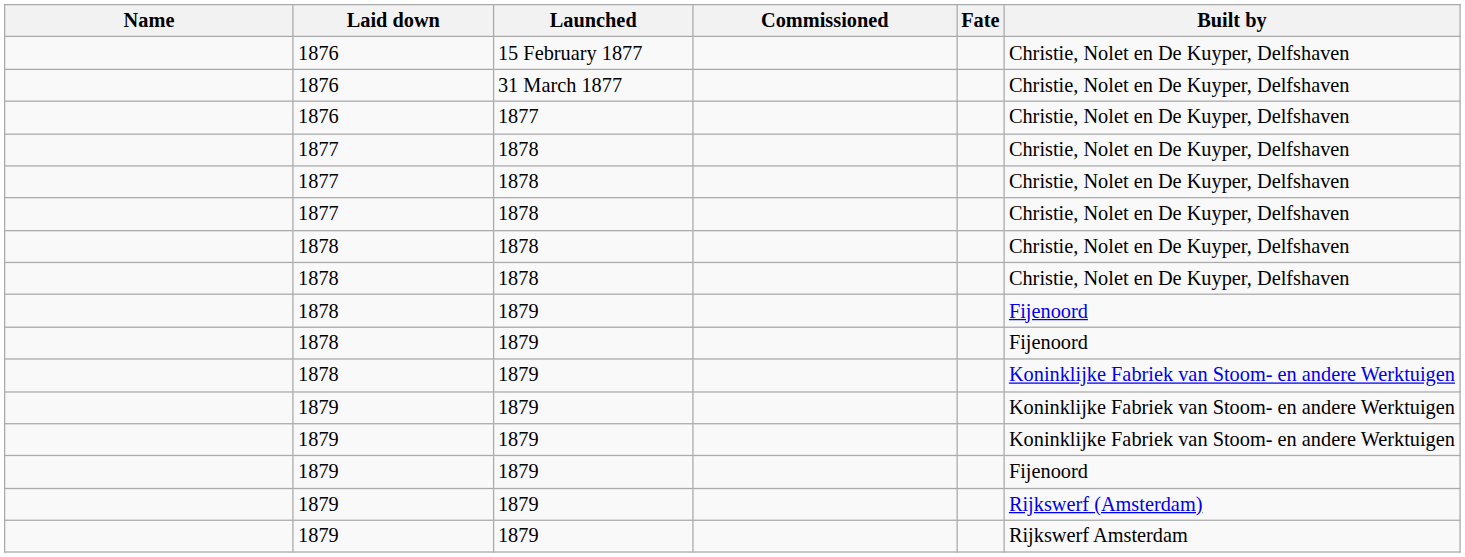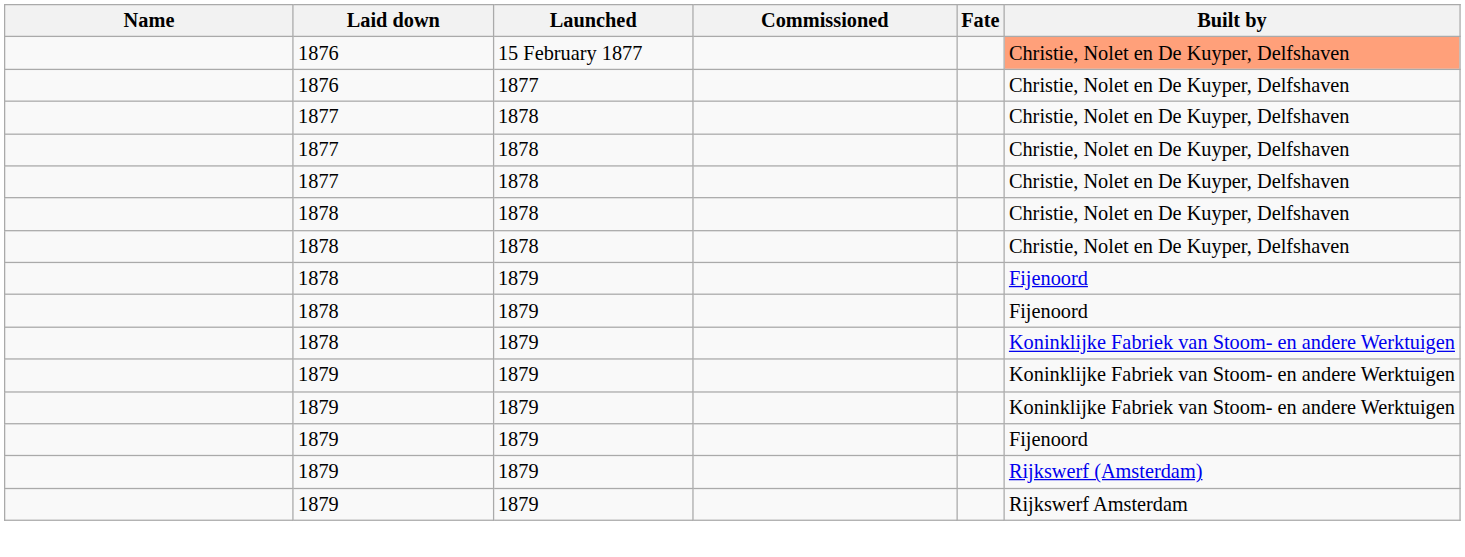(1179, 52) no background -> (1179, 52) lightsalmon background
- row: (318, 85)
